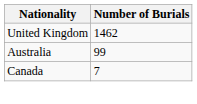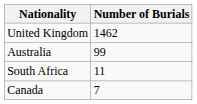+ row: (38, 71)
